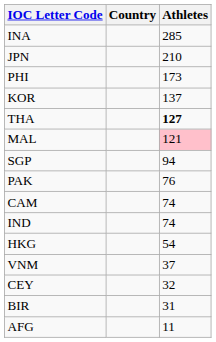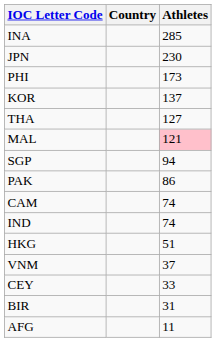(172, 56) 210 -> (172, 56) 230
(172, 118) bold -> (172, 118) normal
(169, 181) 76 -> (169, 181) 86
(169, 243) 54 -> (169, 243) 51
(169, 285) 32 -> (169, 285) 33
